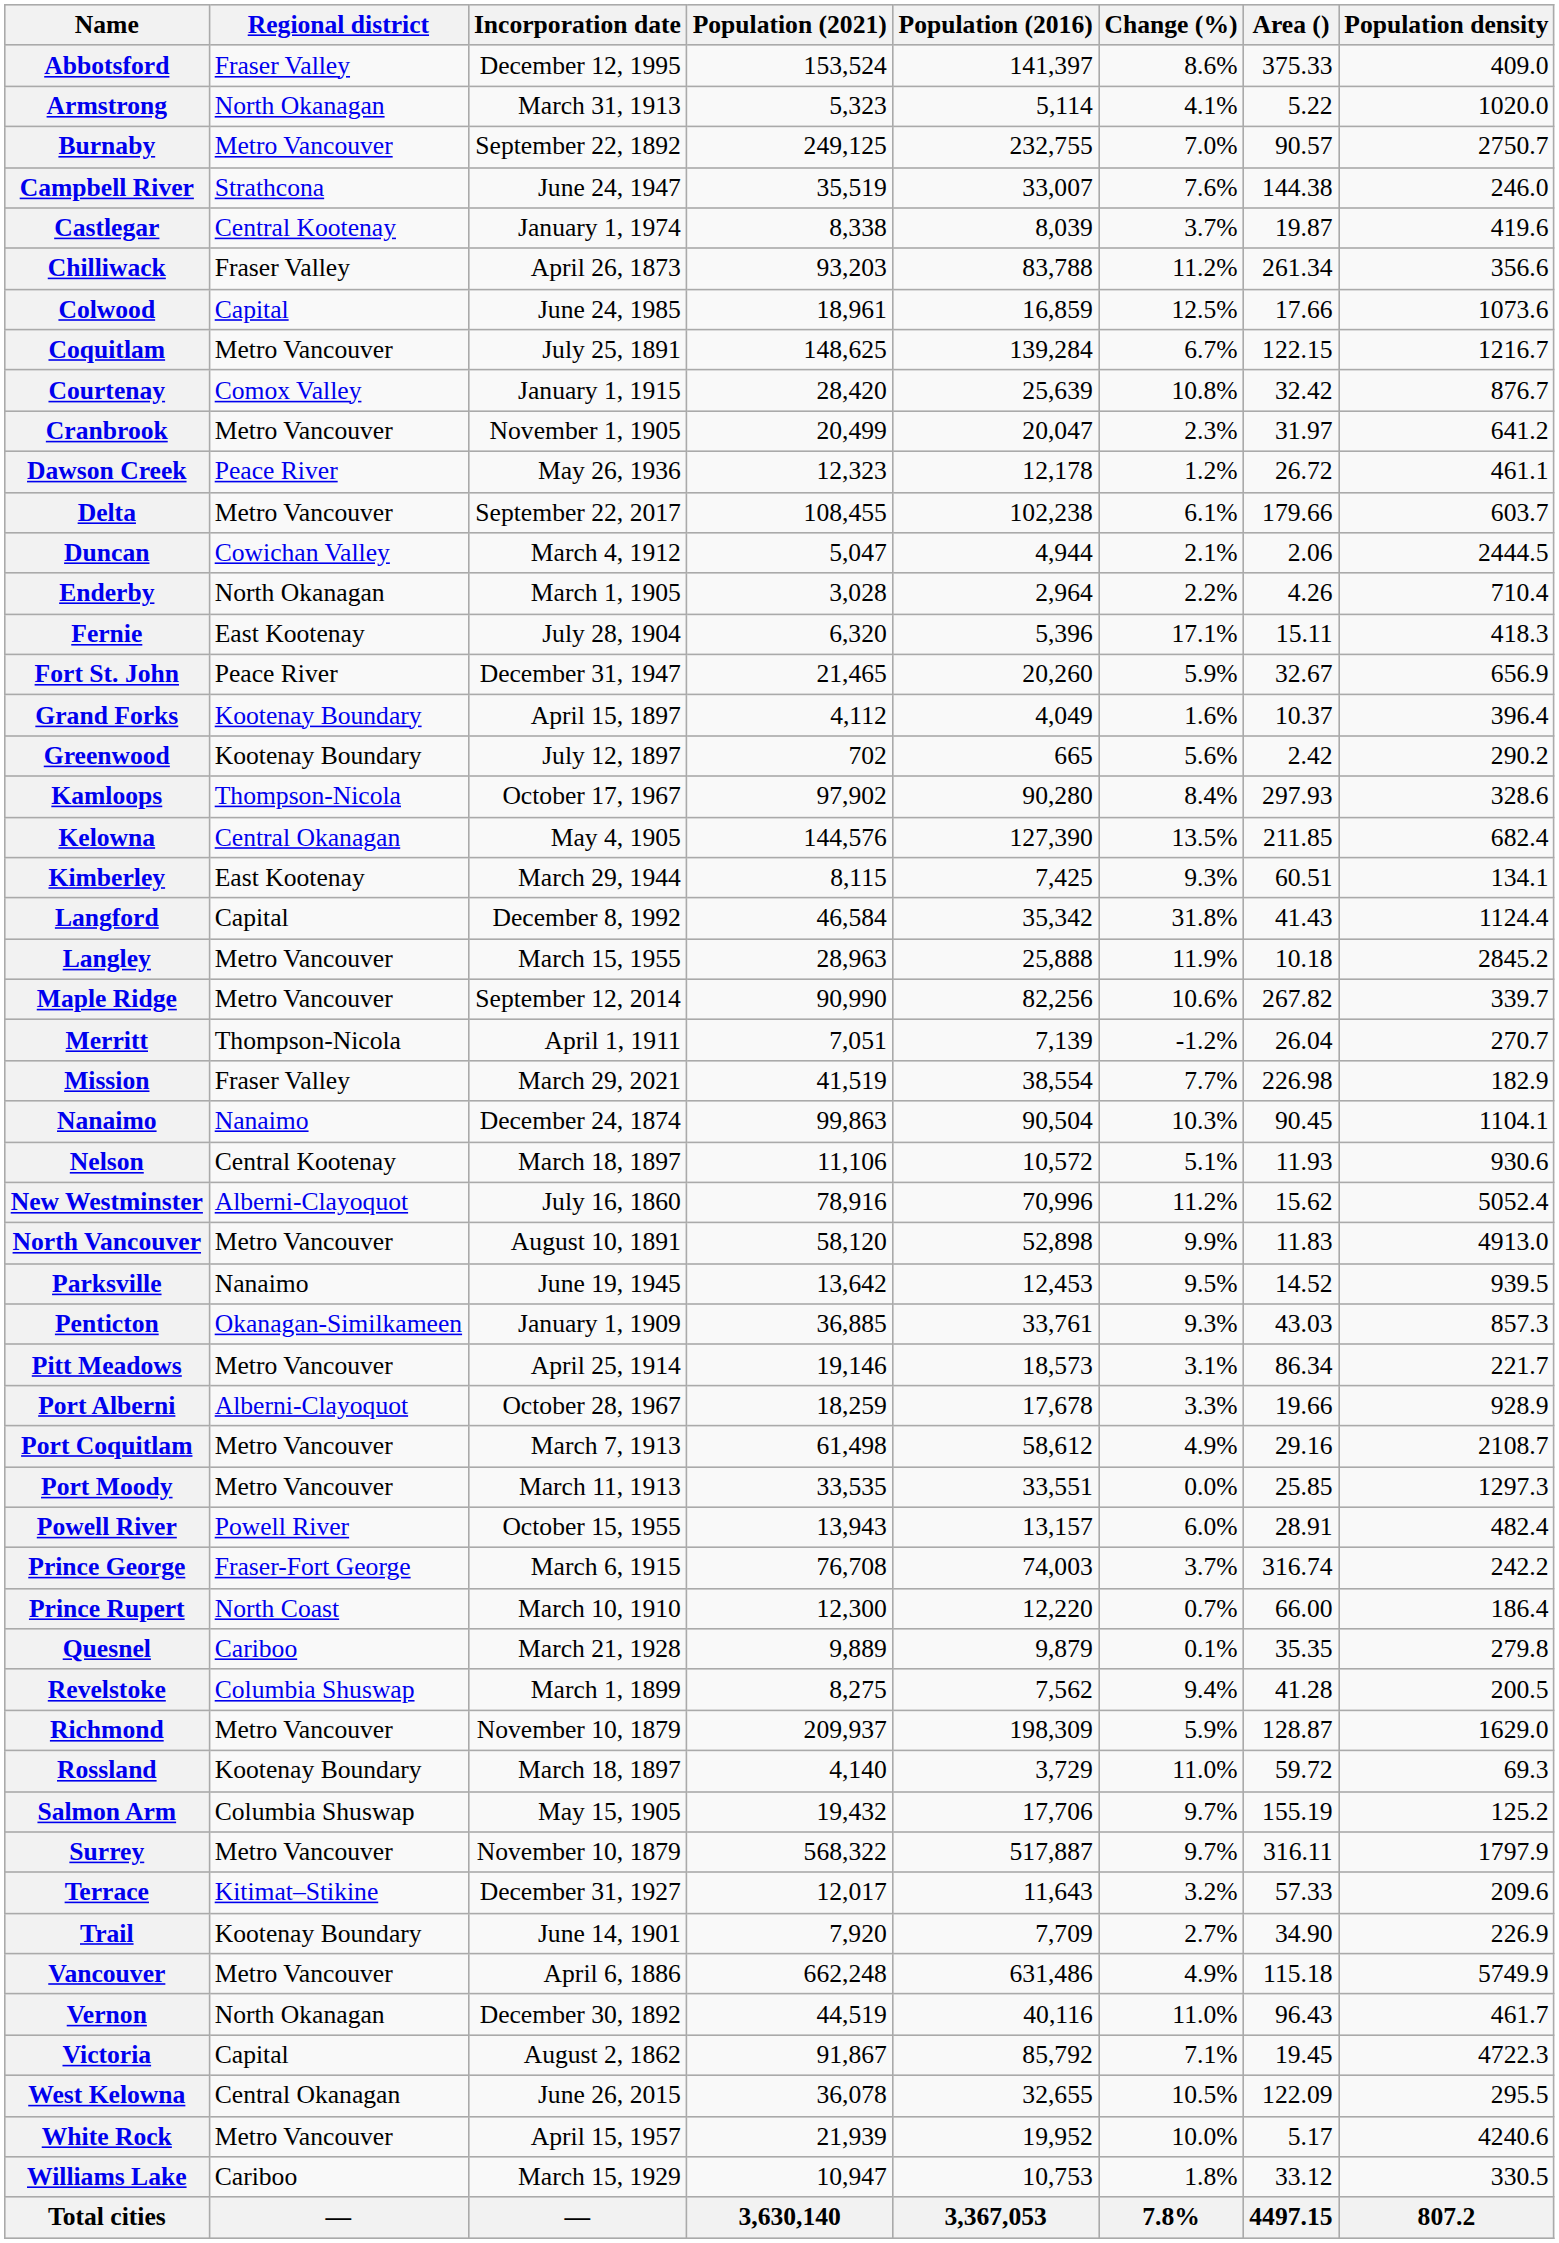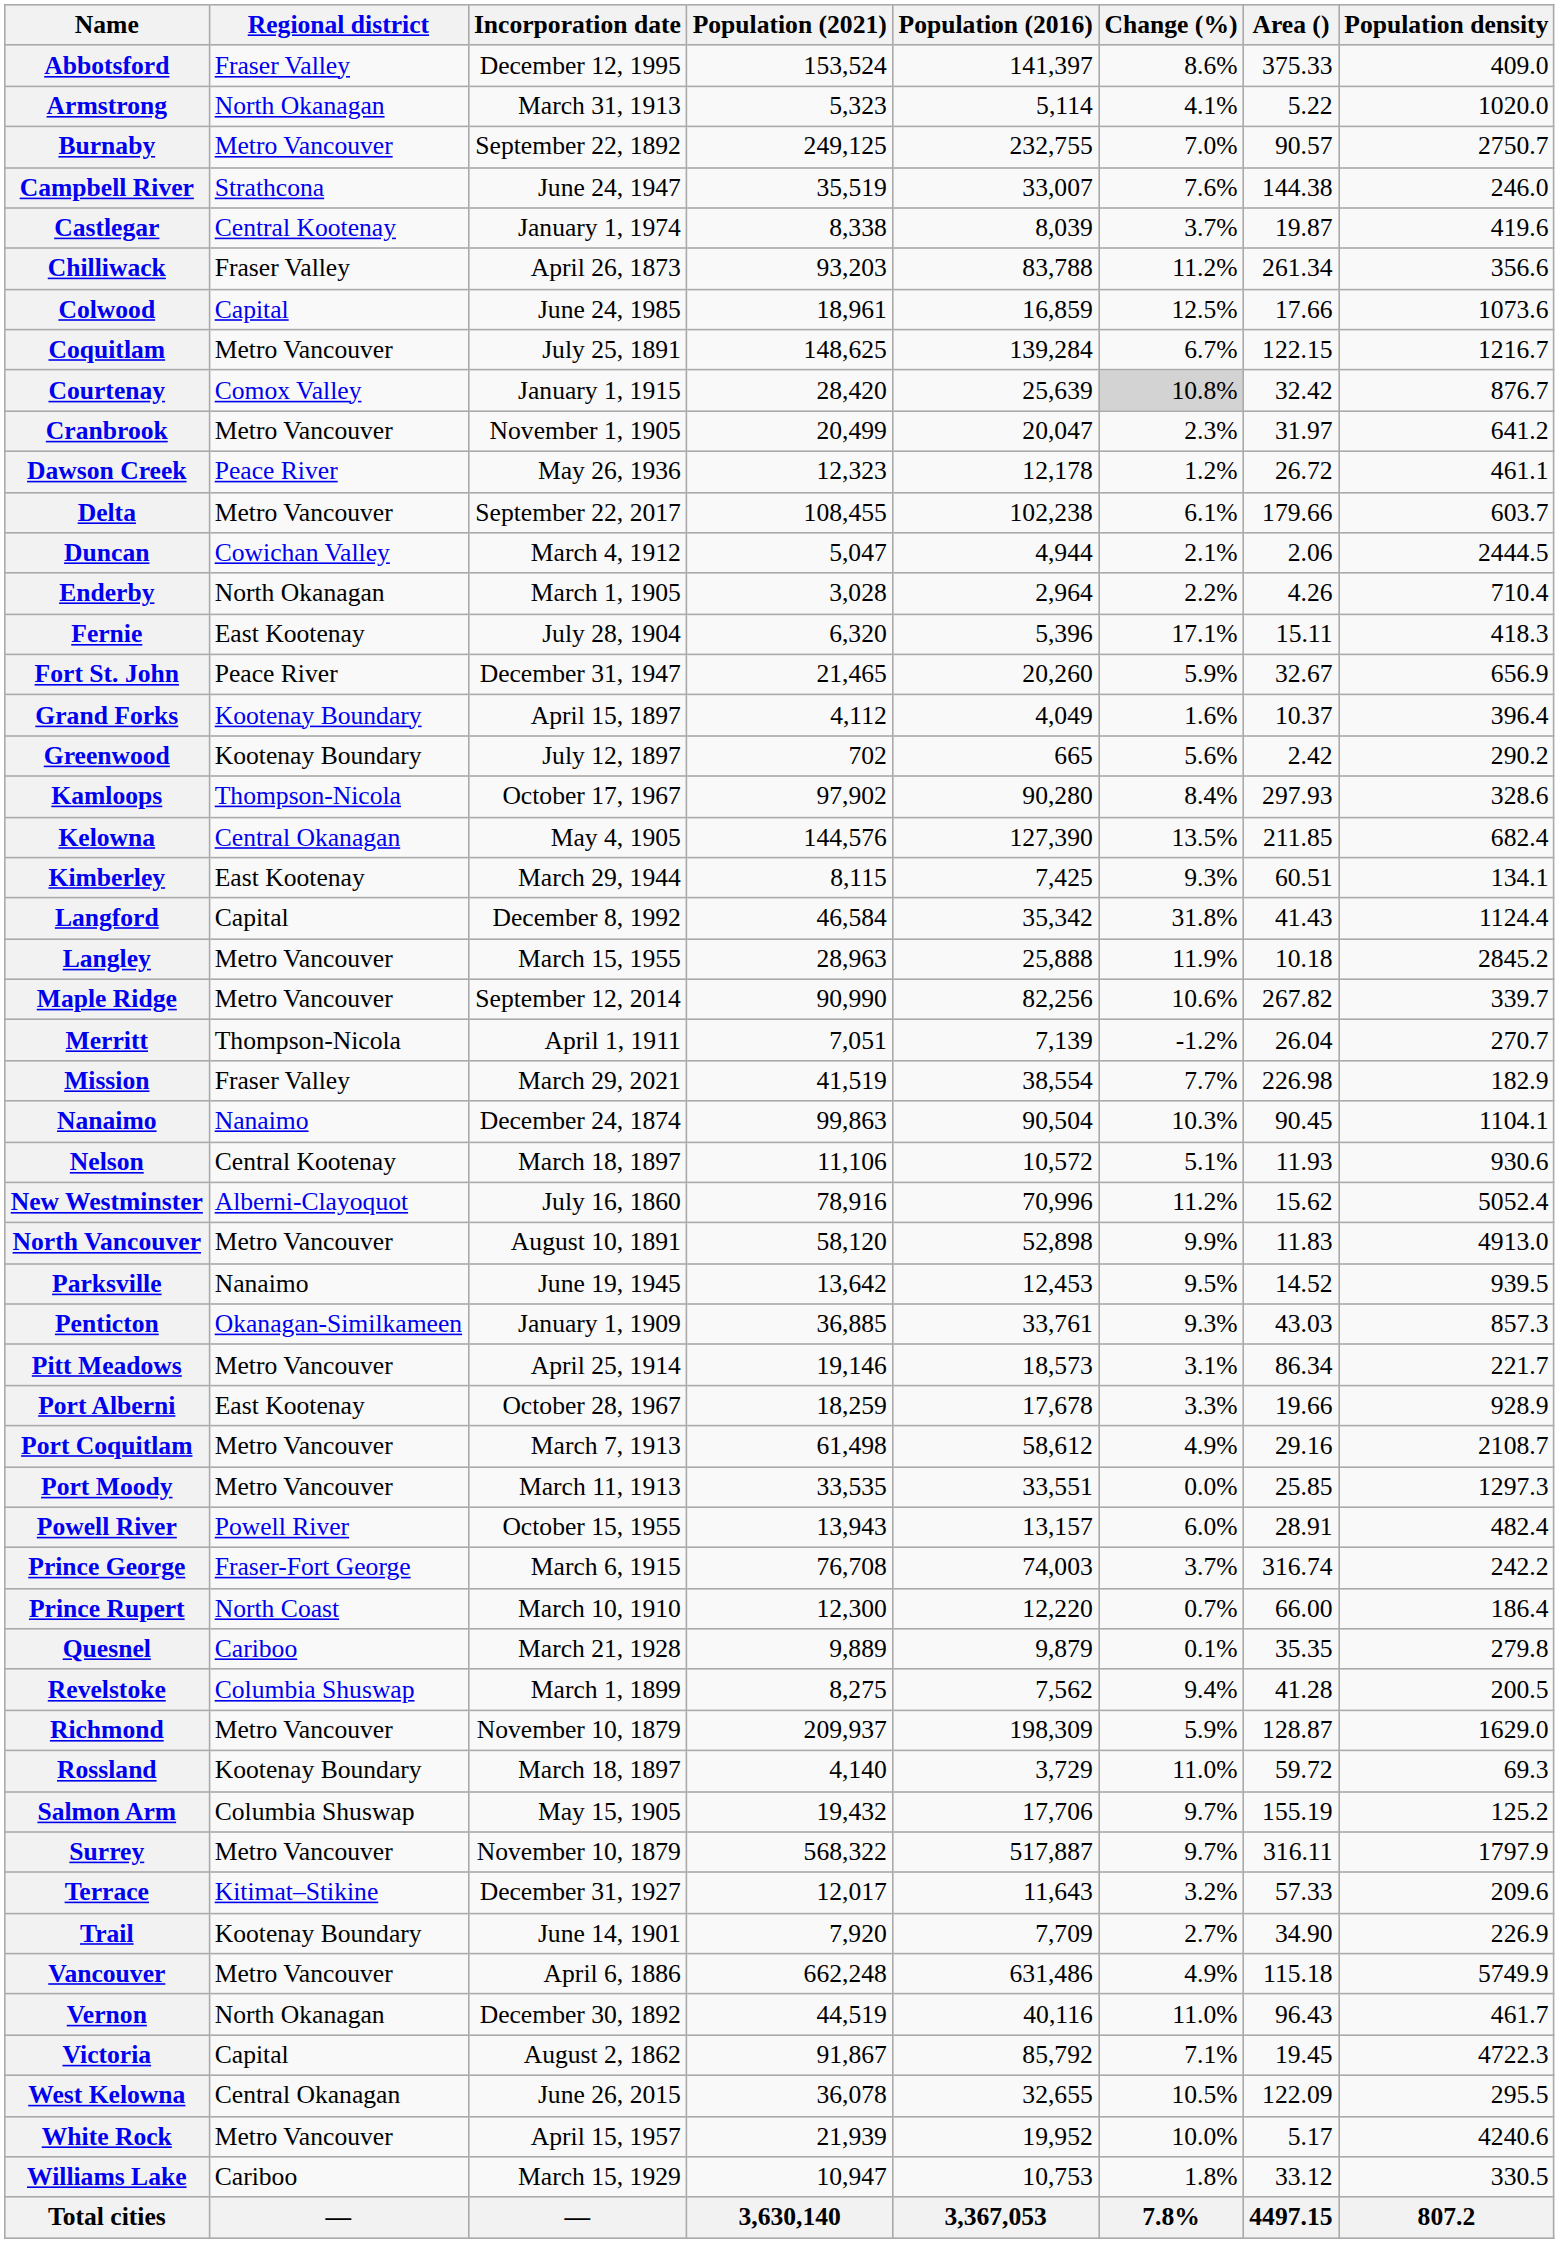(1204, 390) no background -> (1204, 390) lightgrey background
(311, 1405) Alberni-Clayoquot -> (290, 1405) East Kootenay
